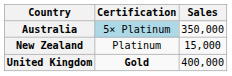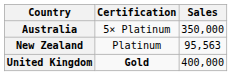(137, 29) lightblue background -> (137, 29) no background
(203, 46) 15,000 -> (203, 46) 95,563
